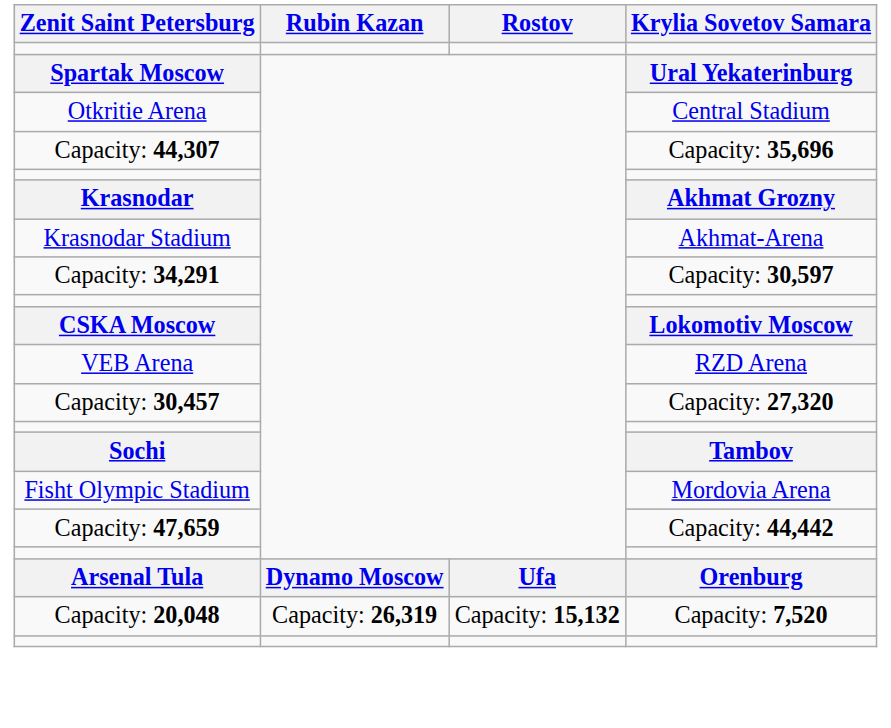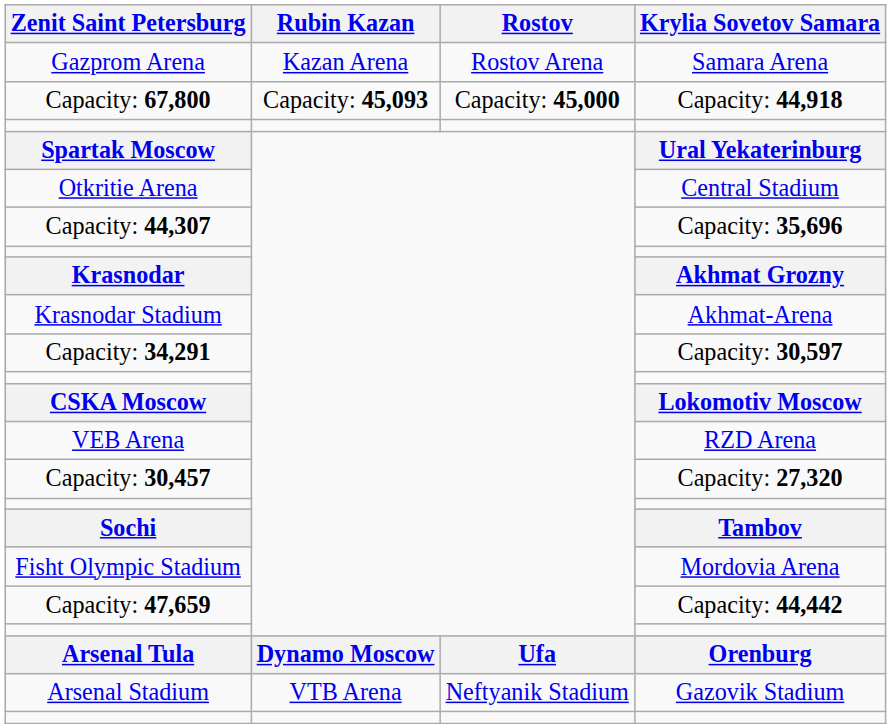+ row: (128, 61)
+ row: (128, 100)
+ row: (128, 692)
- row: (137, 615)
